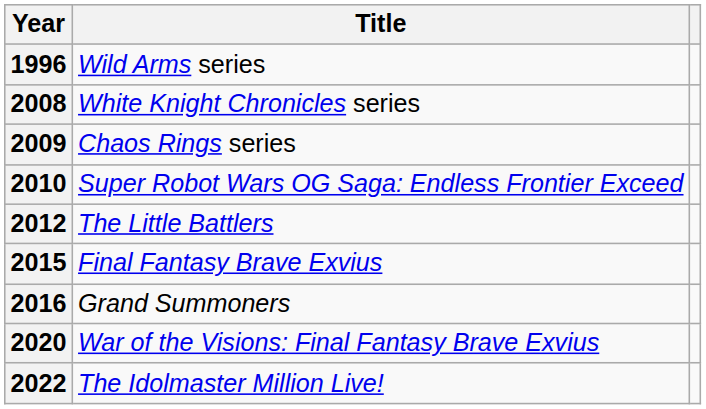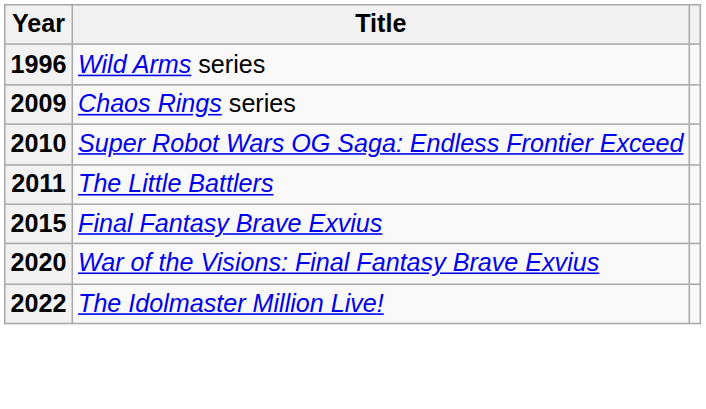- row: (249, 104)
(39, 223) 2012 -> (39, 183) 2011
- row: (184, 303)
